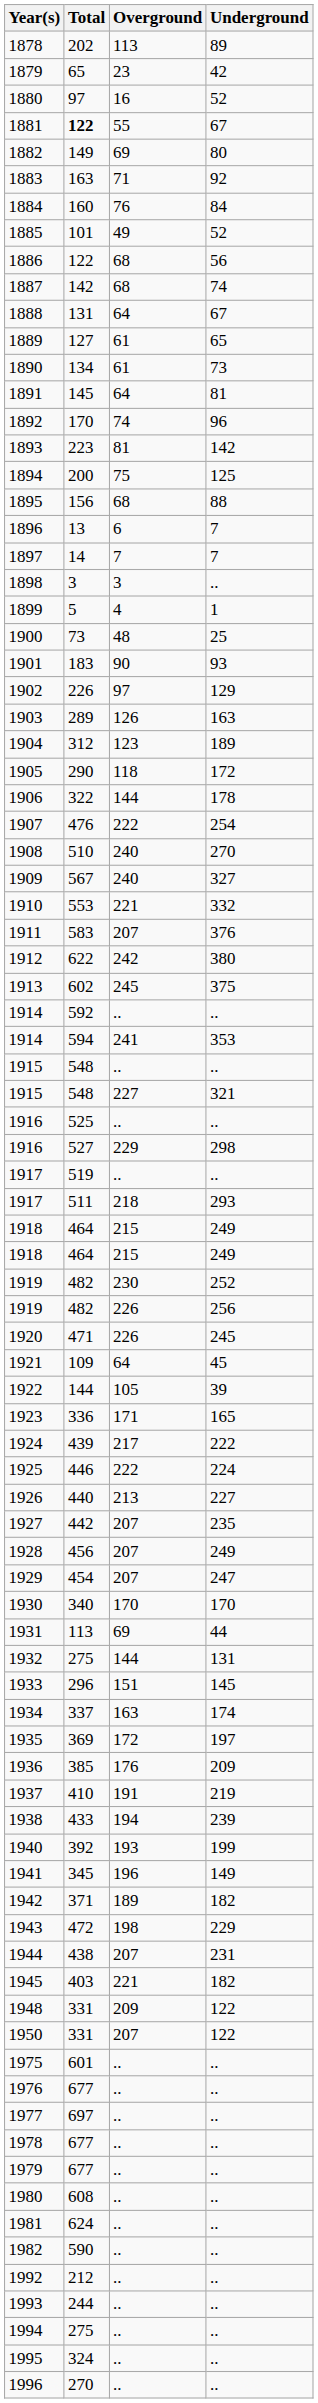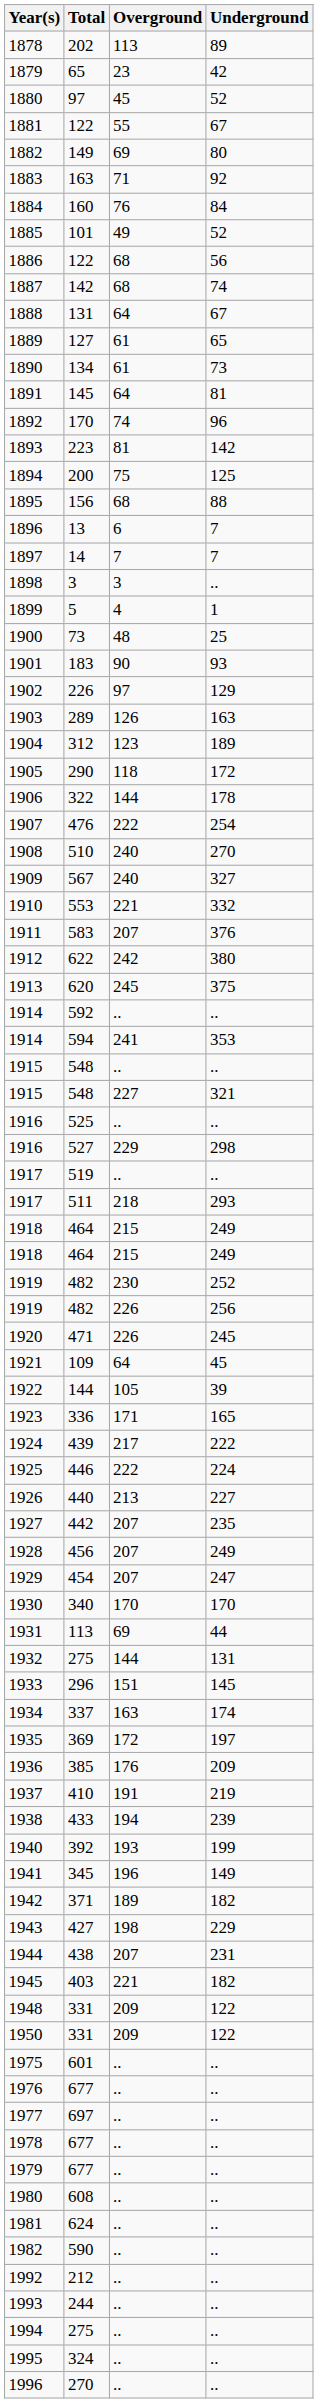(121, 98) 16 -> (121, 98) 45
(81, 125) bold -> (81, 125) normal
(81, 986) 602 -> (81, 986) 620
(81, 1927) 472 -> (81, 1927) 427
(126, 2035) 207 -> (126, 2035) 209
